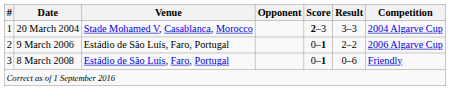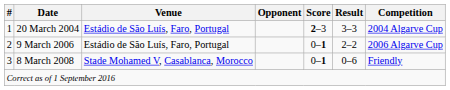(168, 28) Stade Mohamed V, Casablanca, Morocco -> (156, 28) Estádio de São Luís, Faro, Portugal
(156, 61) Estádio de São Luís, Faro, Portugal -> (168, 61) Stade Mohamed V, Casablanca, Morocco
